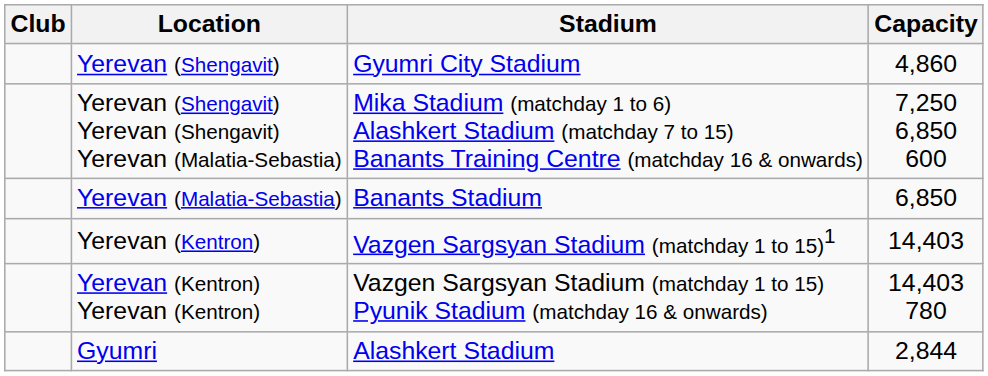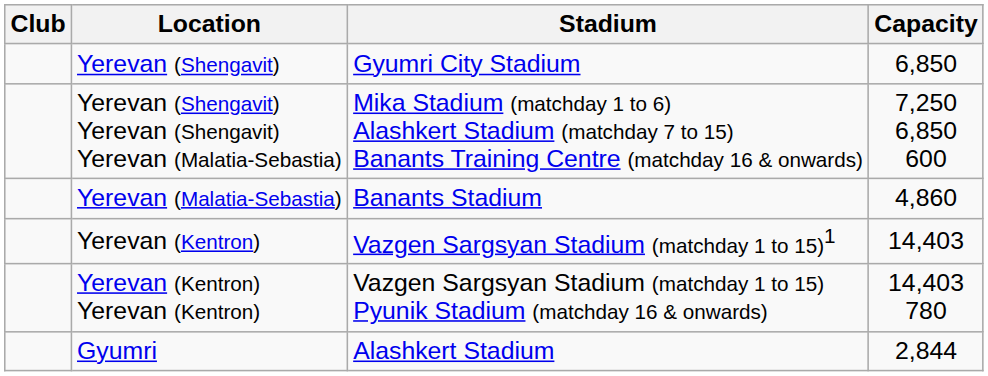(926, 63) 4,860 -> (926, 63) 6,850
(926, 197) 6,850 -> (926, 197) 4,860
